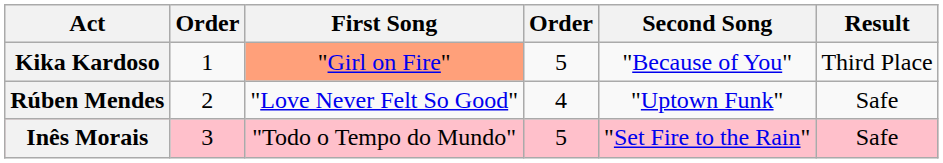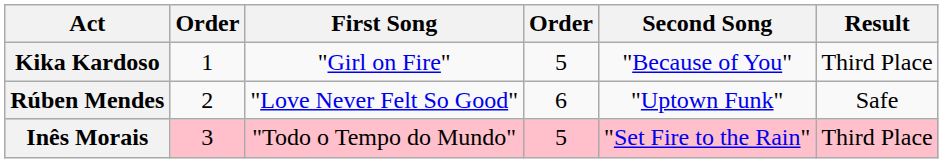(384, 61) lightsalmon background -> (384, 61) no background
(561, 99) 4 -> (561, 99) 6
(877, 137) Safe -> (877, 137) Third Place
